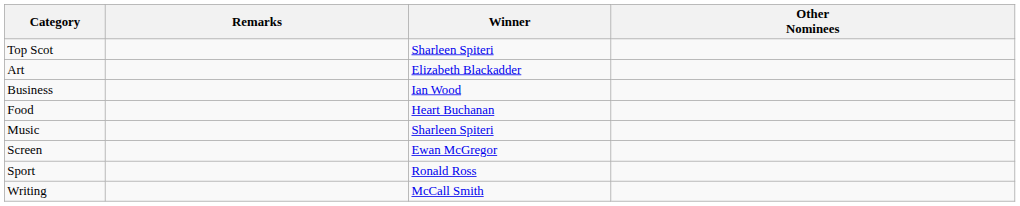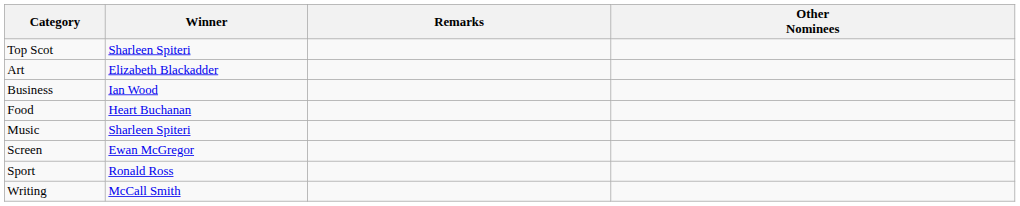columns swapped: (510, 21) <-> (257, 21)
